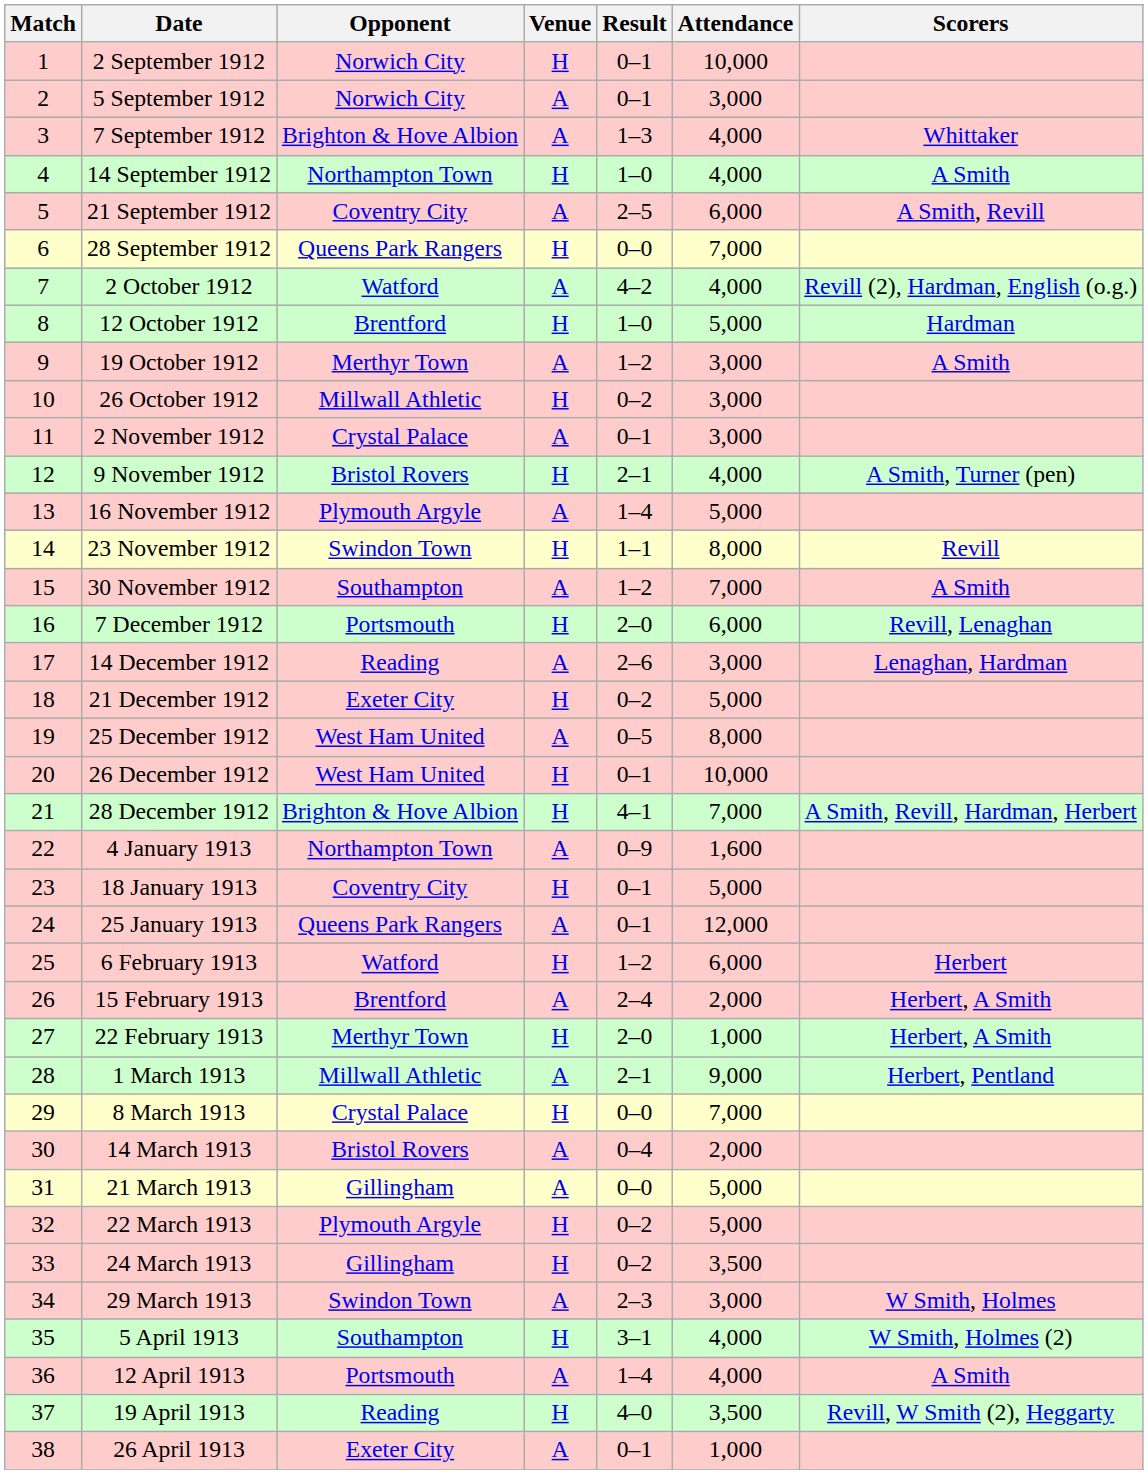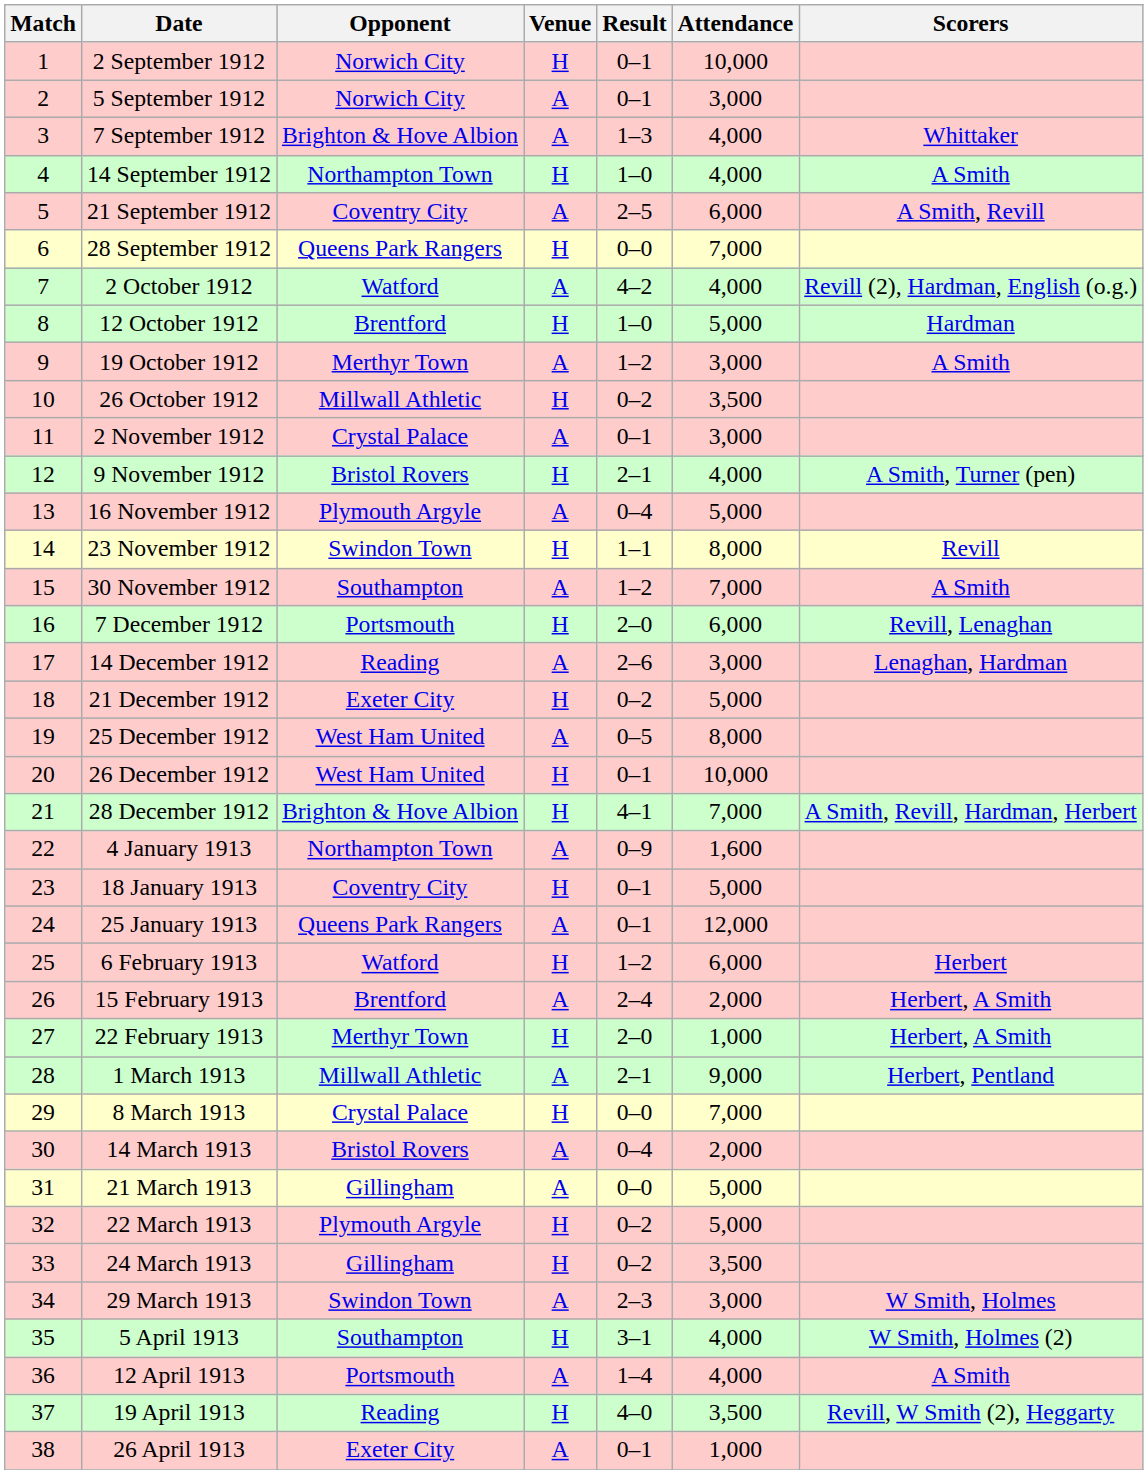(735, 398) 3,000 -> (735, 398) 3,500
(634, 511) 1–4 -> (634, 511) 0–4
